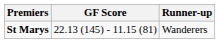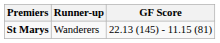columns swapped: (105, 13) <-> (187, 13)
